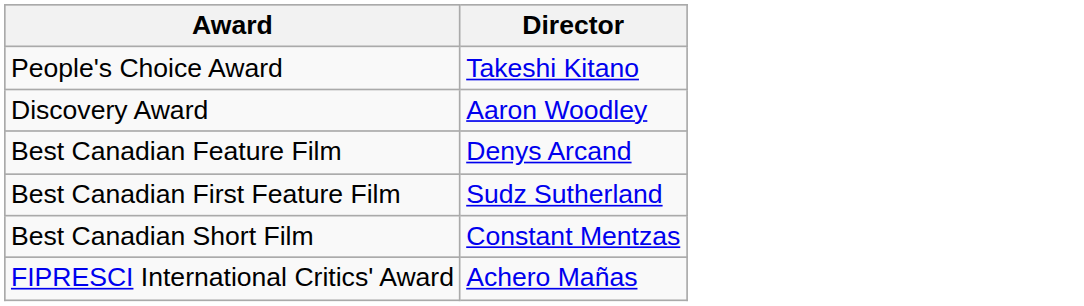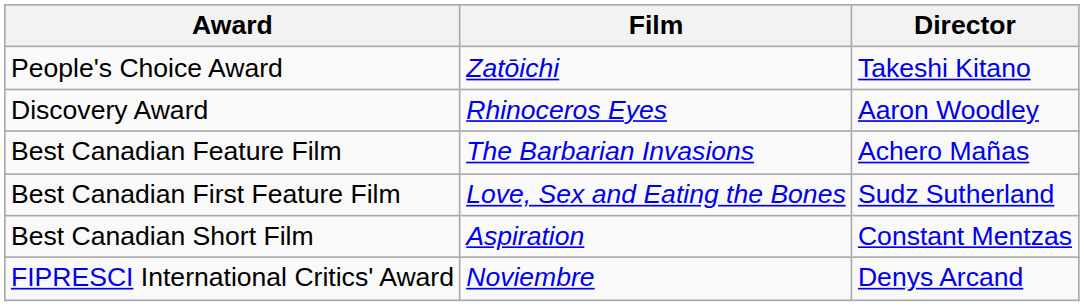+ column: (656, 25)
(549, 151) Denys Arcand -> (944, 151) Achero Mañas
(552, 278) Achero Mañas -> (941, 278) Denys Arcand
